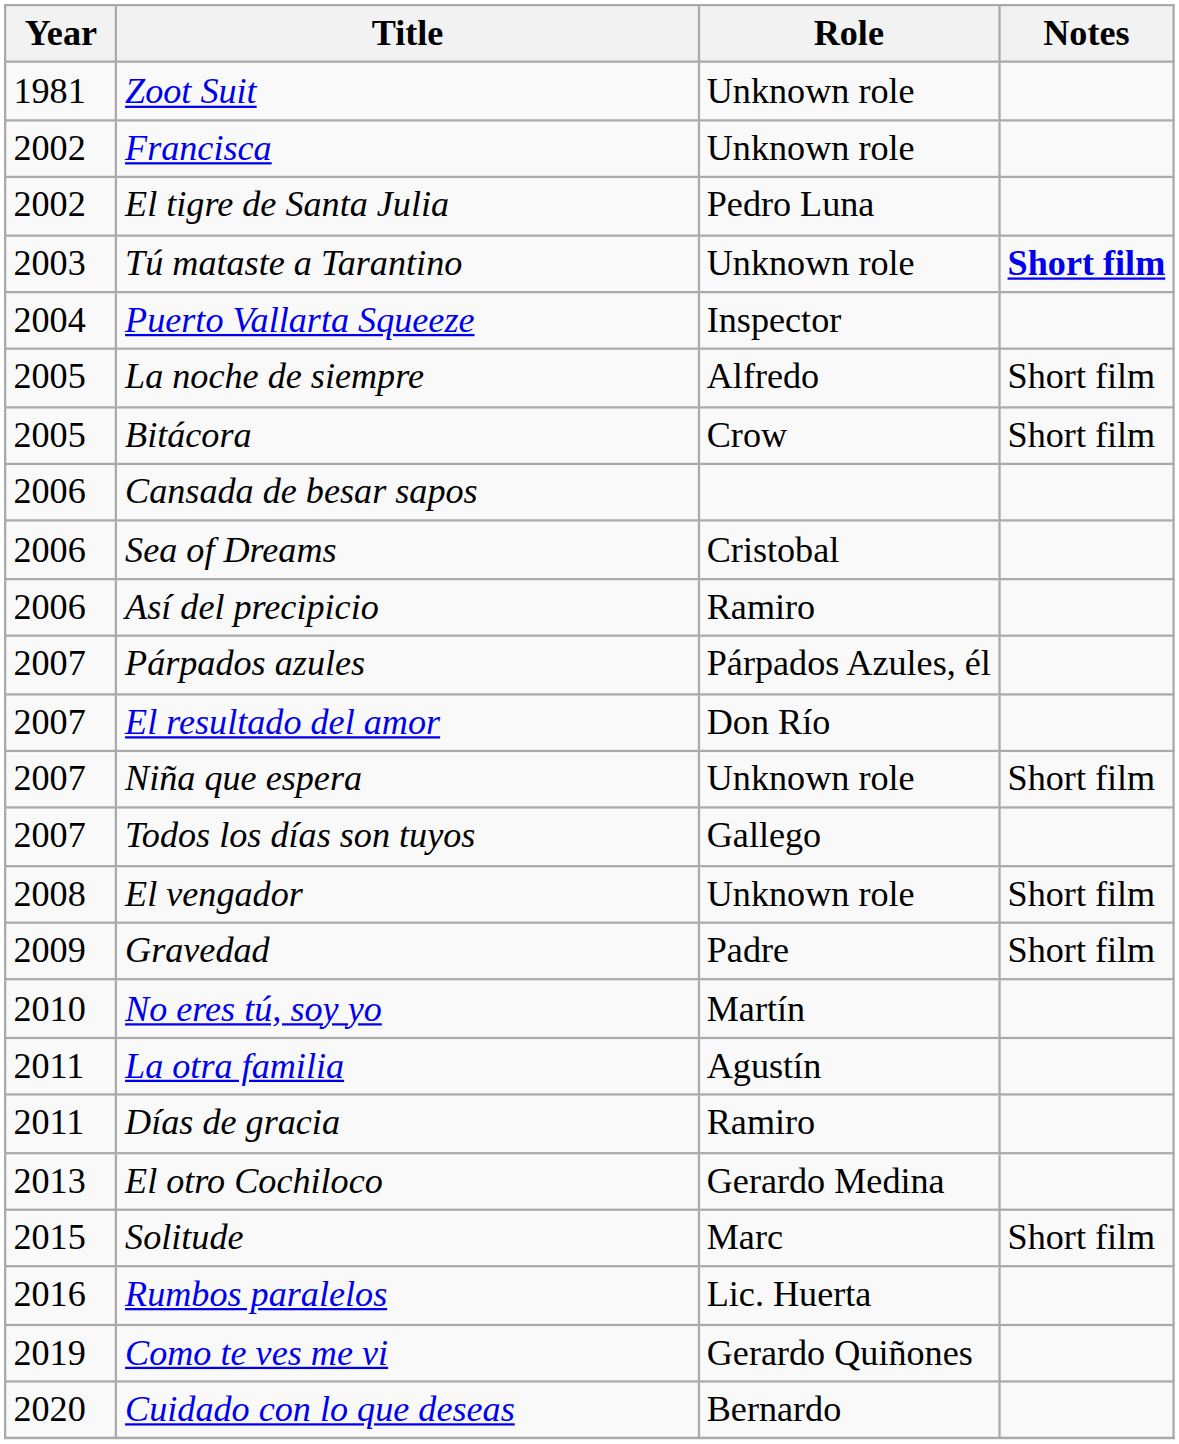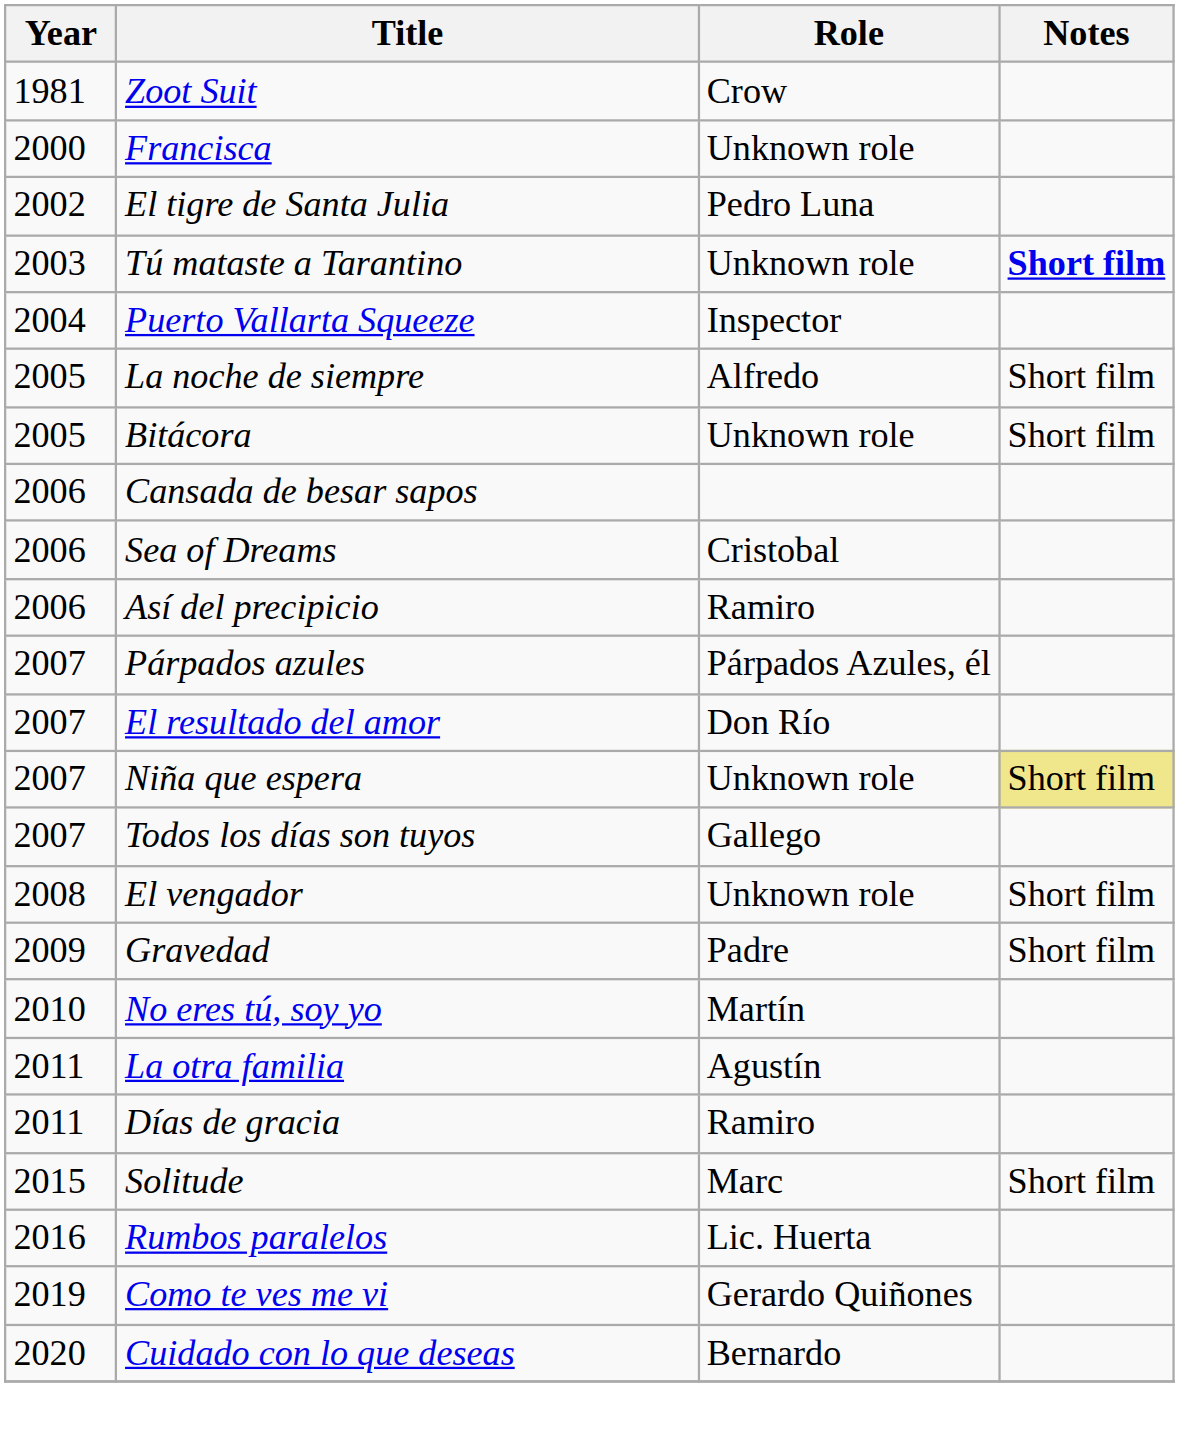(811, 90) Unknown role -> (747, 90) Crow
(50, 147) 2002 -> (50, 147) 2000
(747, 434) Crow -> (811, 434) Unknown role
(1081, 778) no background -> (1081, 778) khaki background
- row: (254, 1180)
